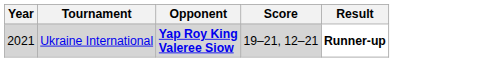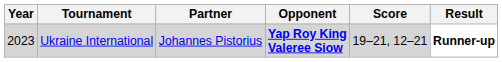+ column: (211, 14)
(21, 41) 2021 -> (21, 41) 2023
